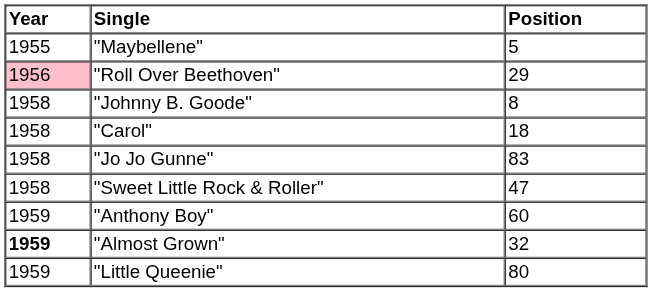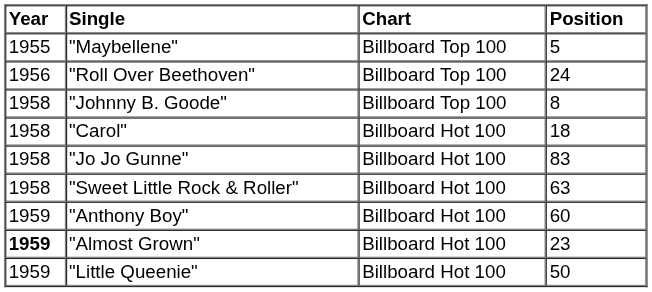+ column: (387, 19)
(30, 75) pink background -> (30, 75) no background
(519, 75) 29 -> (560, 75) 24
(519, 187) 47 -> (560, 187) 63
(519, 243) 32 -> (560, 243) 23
(519, 271) 80 -> (560, 271) 50
